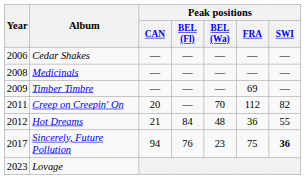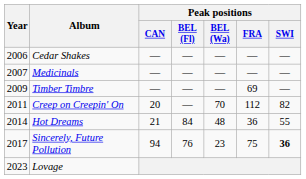(17, 72) 2008 -> (17, 72) 2007
(17, 121) 2012 -> (17, 121) 2014
